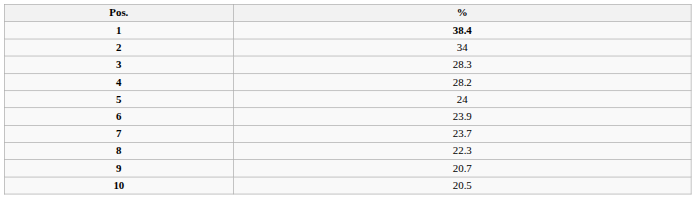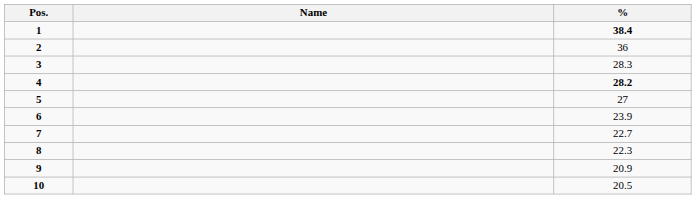+ column: (313, 13)
(462, 47) 34 -> (623, 47) 36
(462, 82) normal -> (623, 82) bold
(462, 99) 24 -> (623, 99) 27
(462, 133) 23.7 -> (623, 133) 22.7
(462, 168) 20.7 -> (623, 168) 20.9
